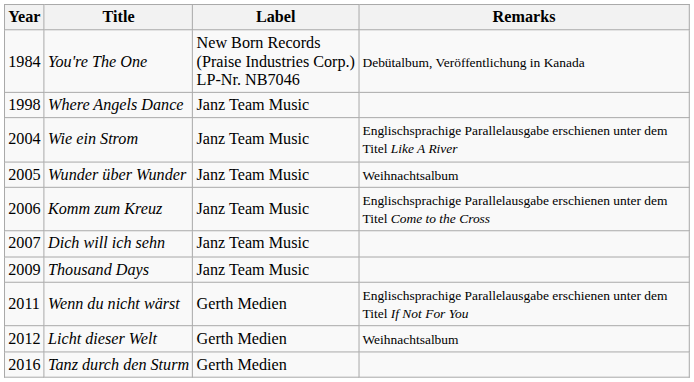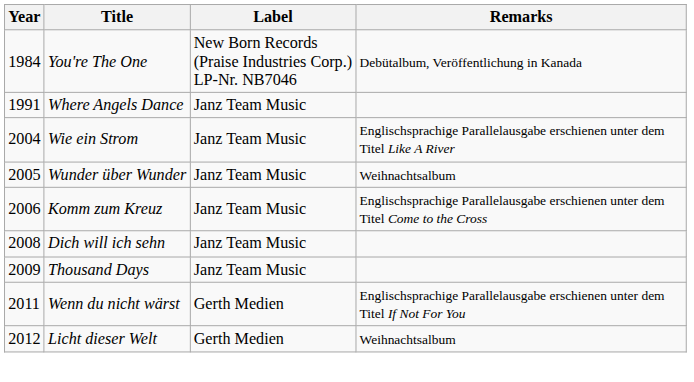(24, 104) 1998 -> (24, 104) 1991
(24, 243) 2007 -> (24, 243) 2008
- row: (119, 364)
